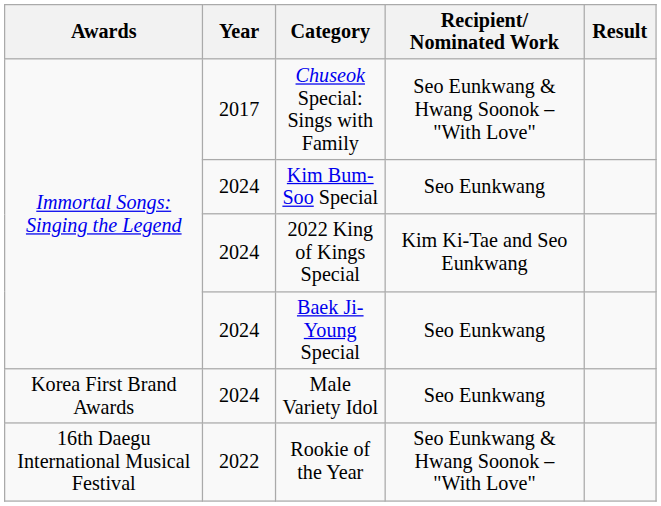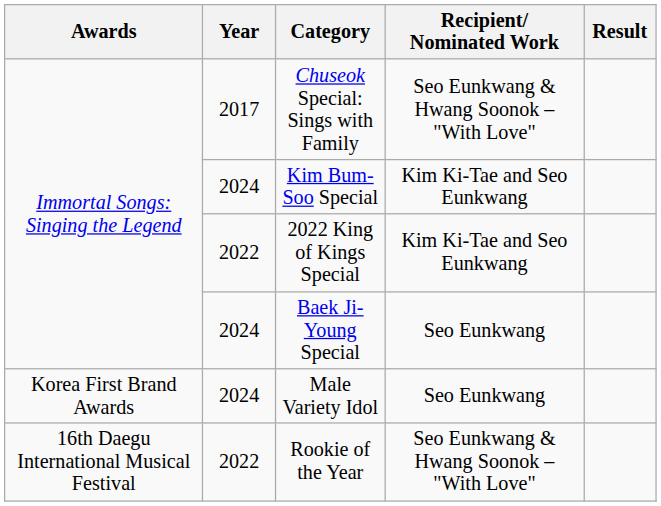(484, 186) Seo Eunkwang -> (484, 186) Kim Ki-Tae and Seo Eunkwang
(239, 252) 2024 -> (239, 252) 2022
